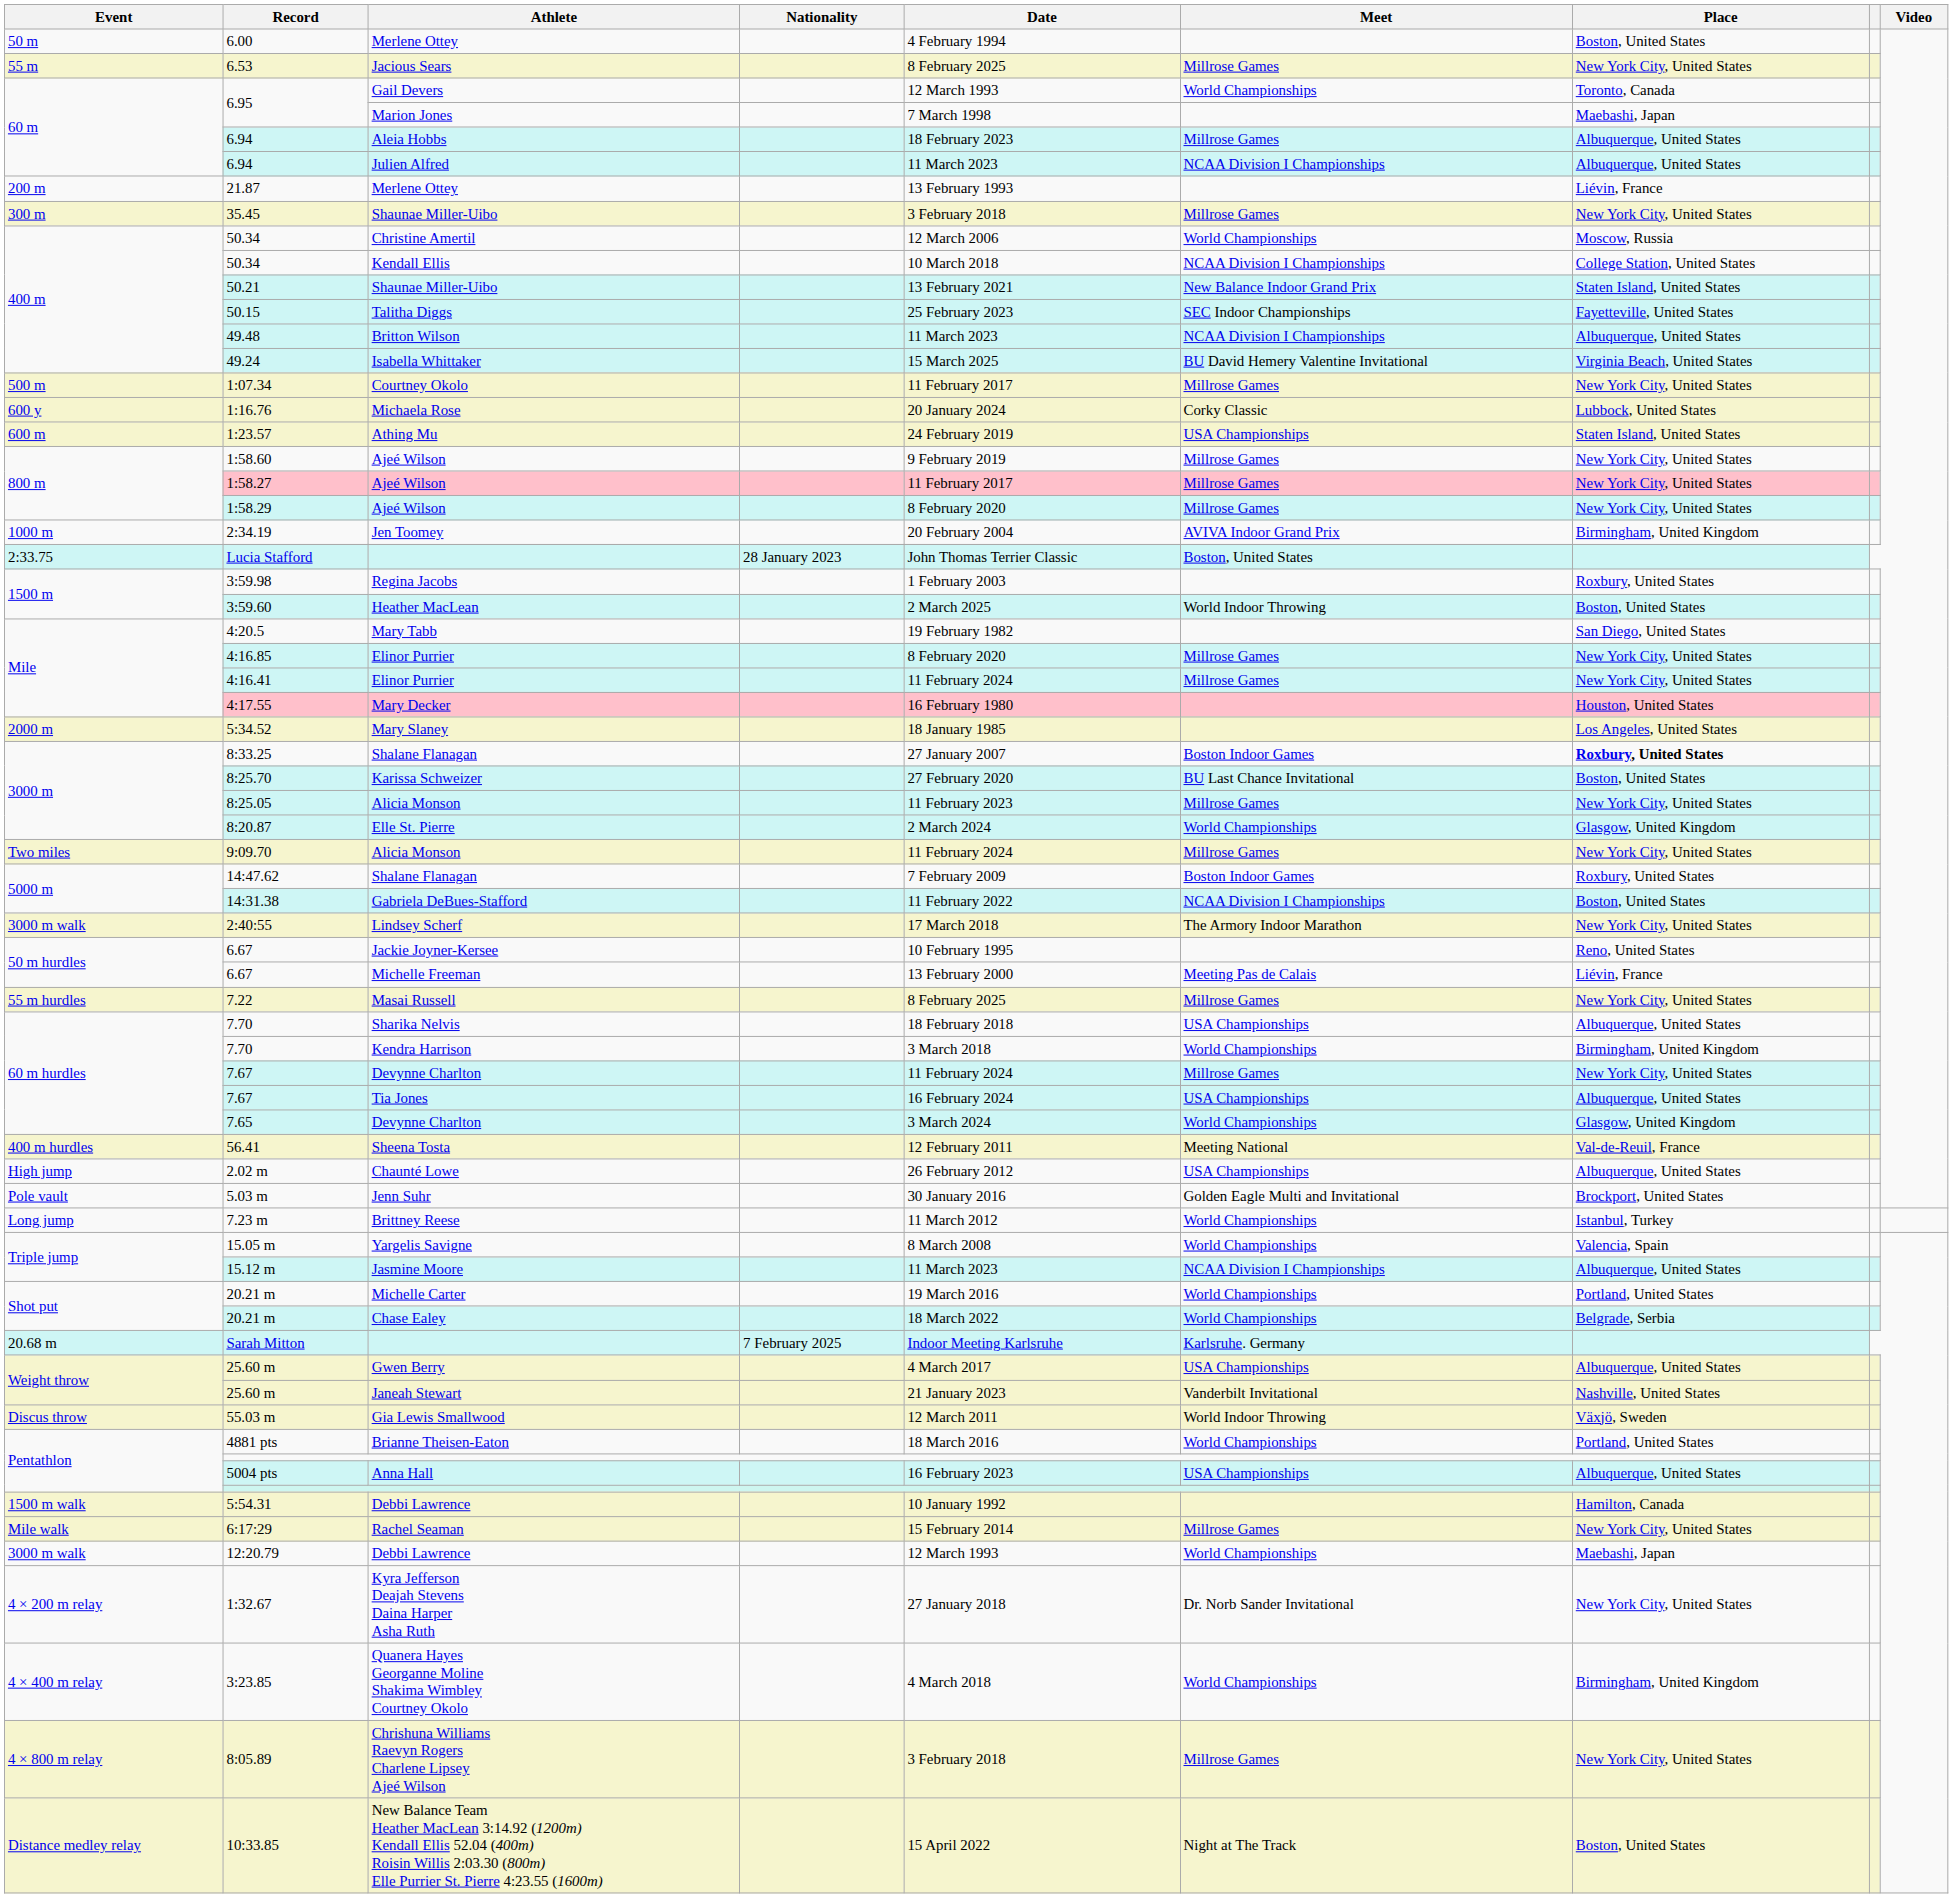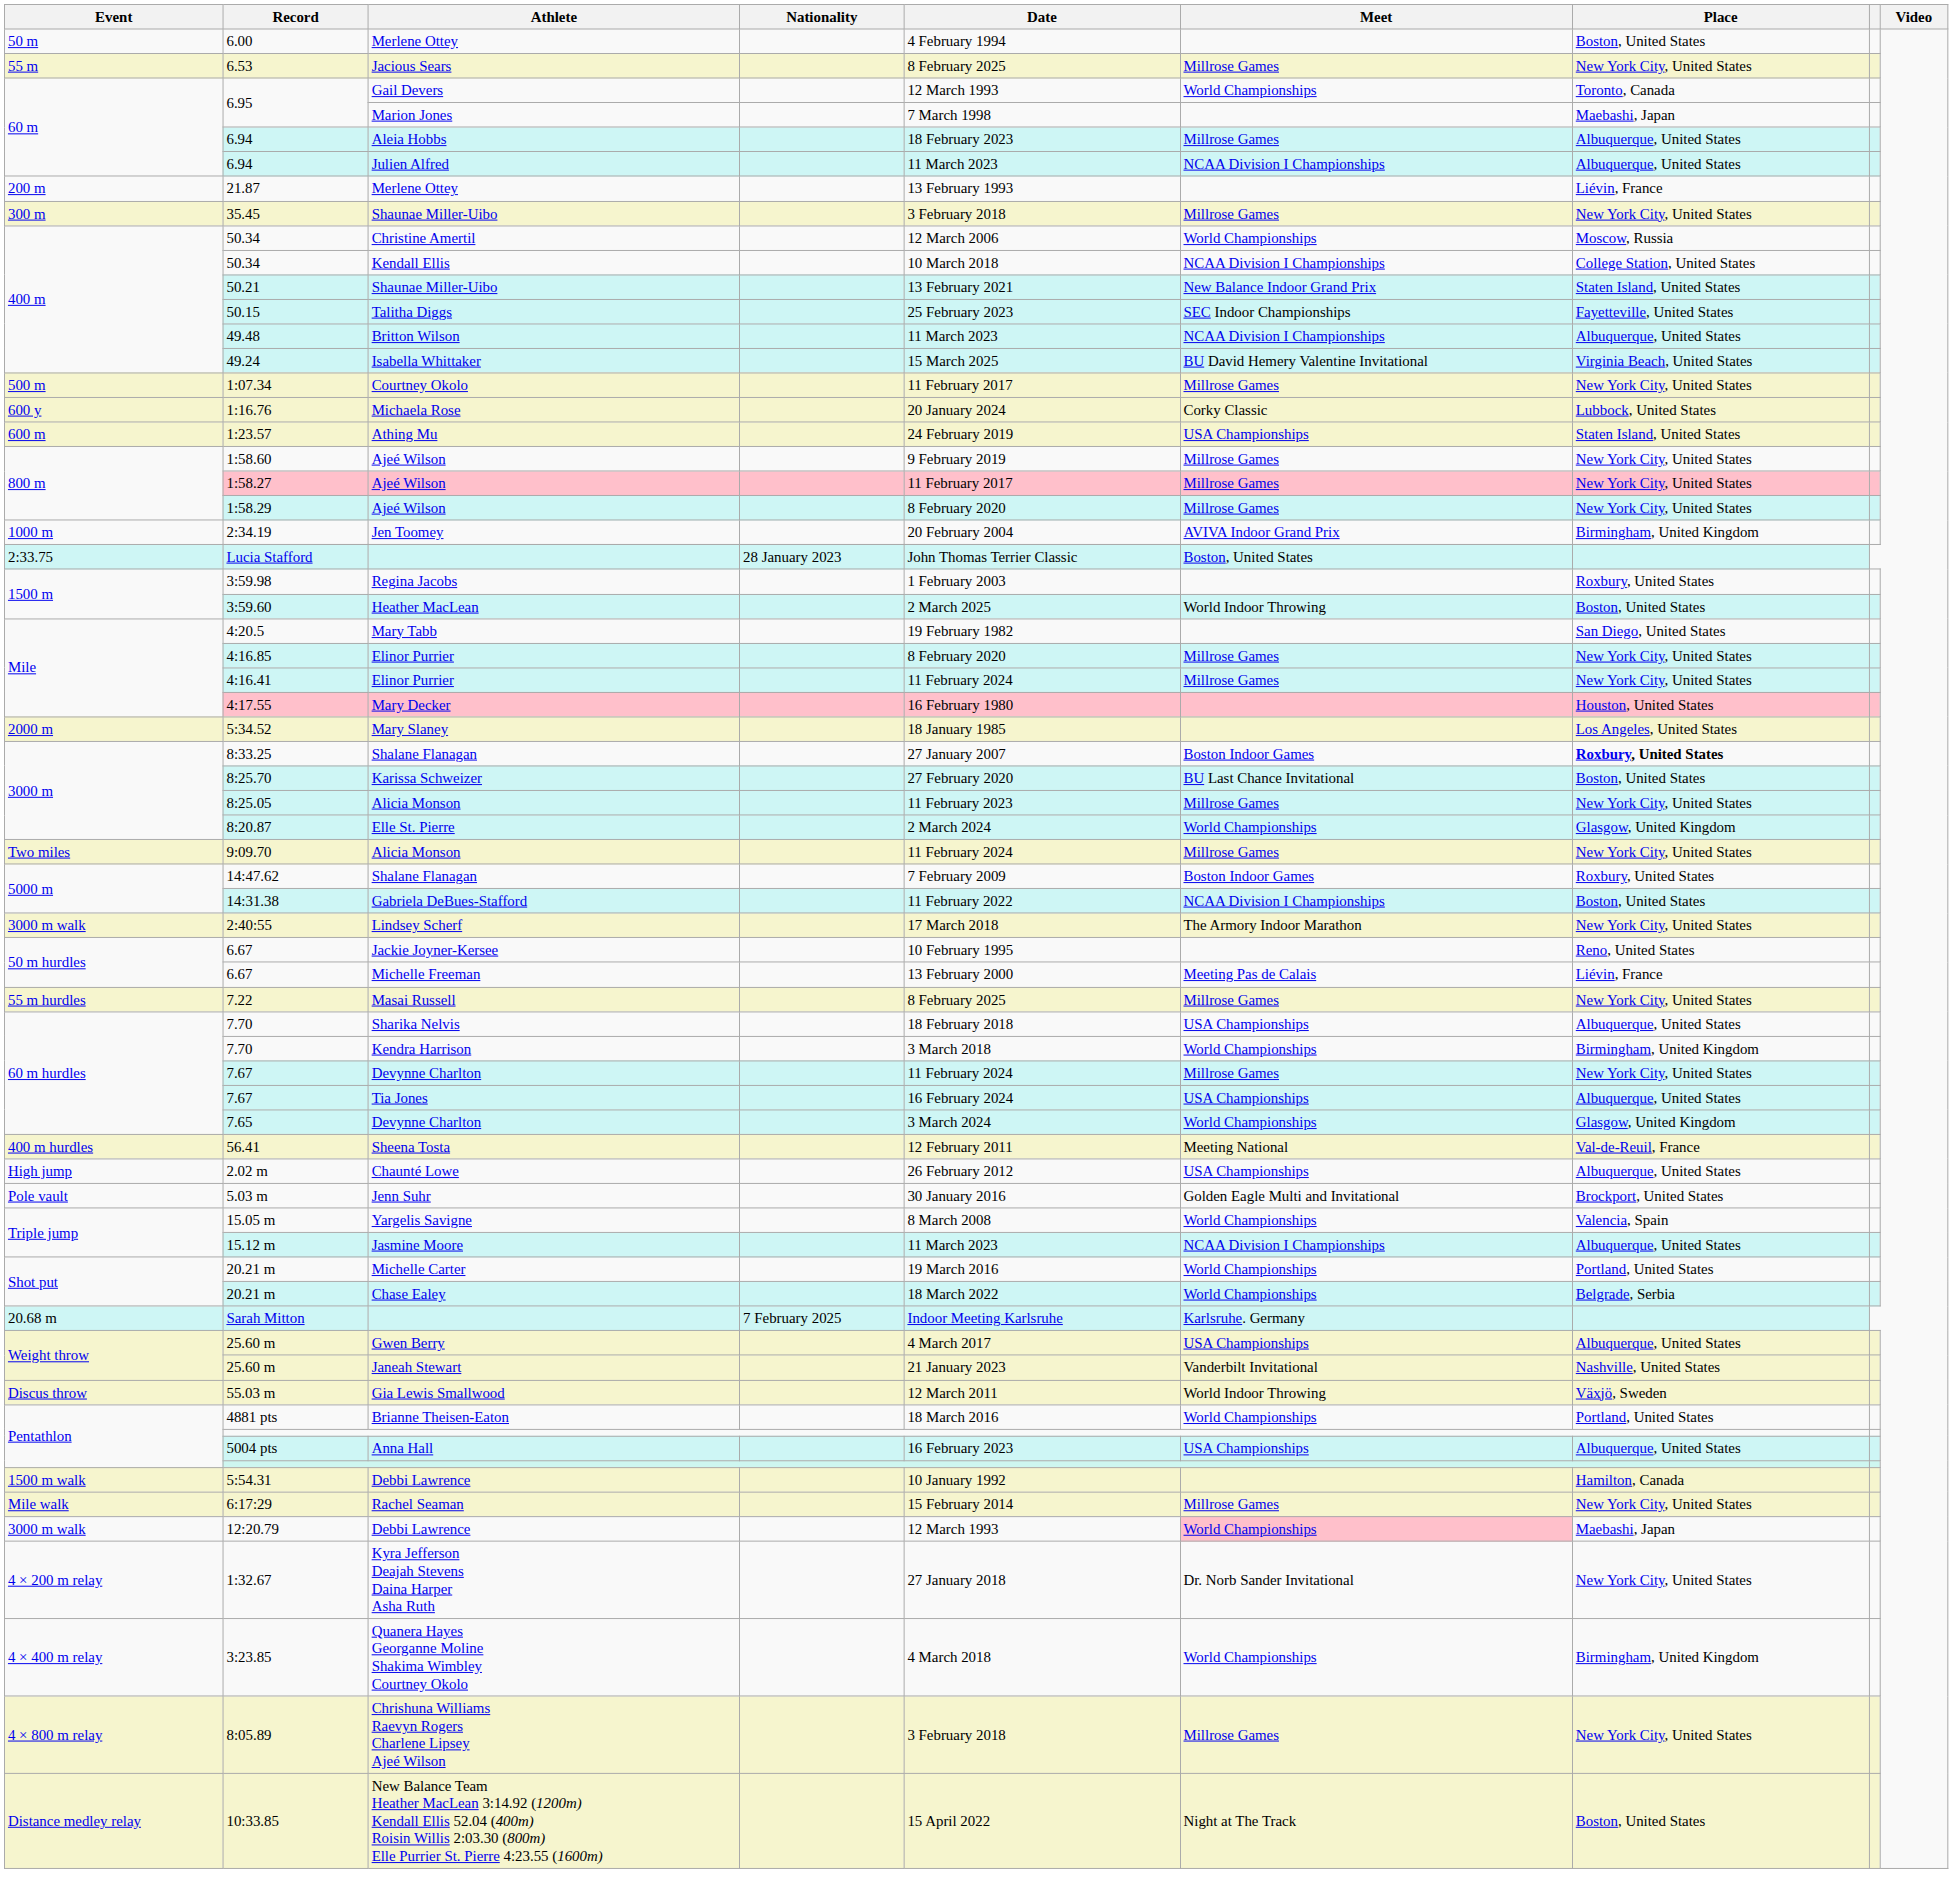- row: (247, 1220)
(1250, 1553) no background -> (1250, 1529) pink background
